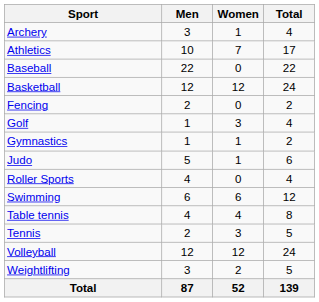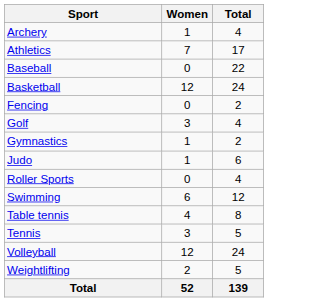- column: (187, 14)
